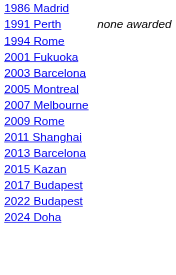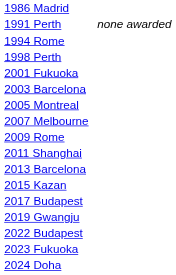+ row: (33, 57)
+ row: (42, 217)
+ row: (41, 249)
